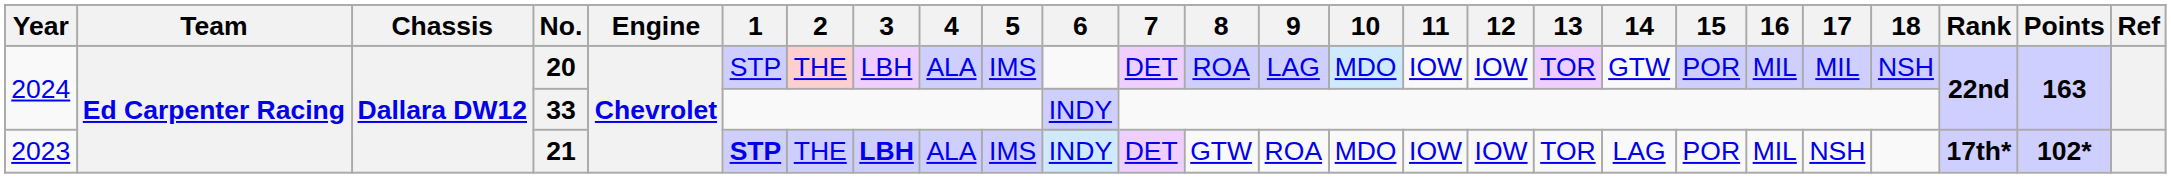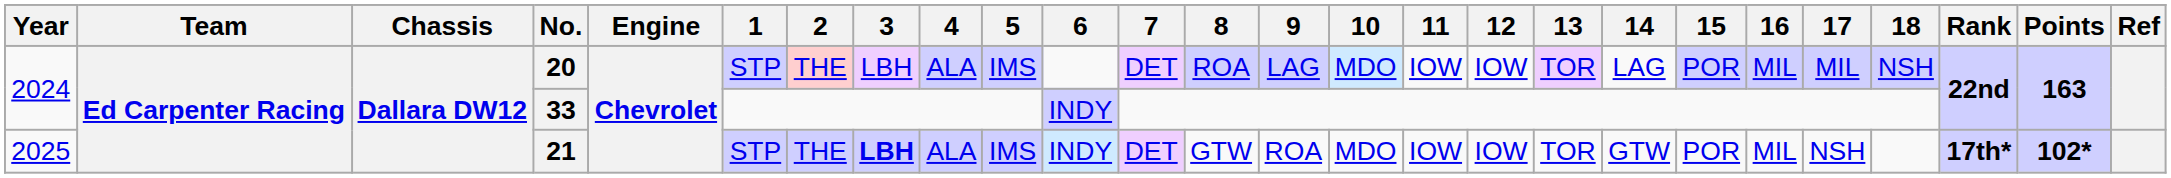(1639, 67) GTW -> (1639, 67) LAG
(41, 151) 2023 -> (41, 151) 2025
(755, 151) bold -> (755, 151) normal
(1639, 151) LAG -> (1639, 151) GTW
